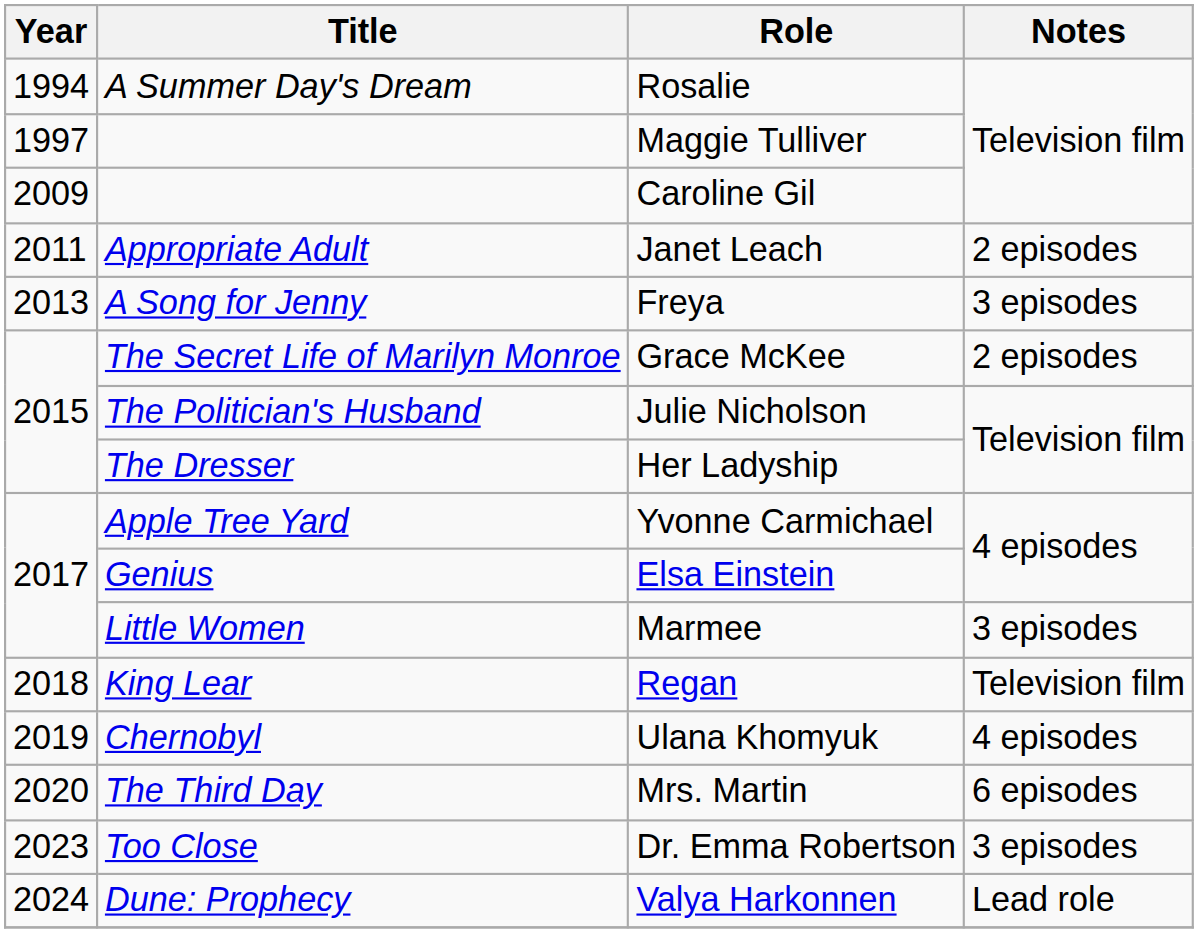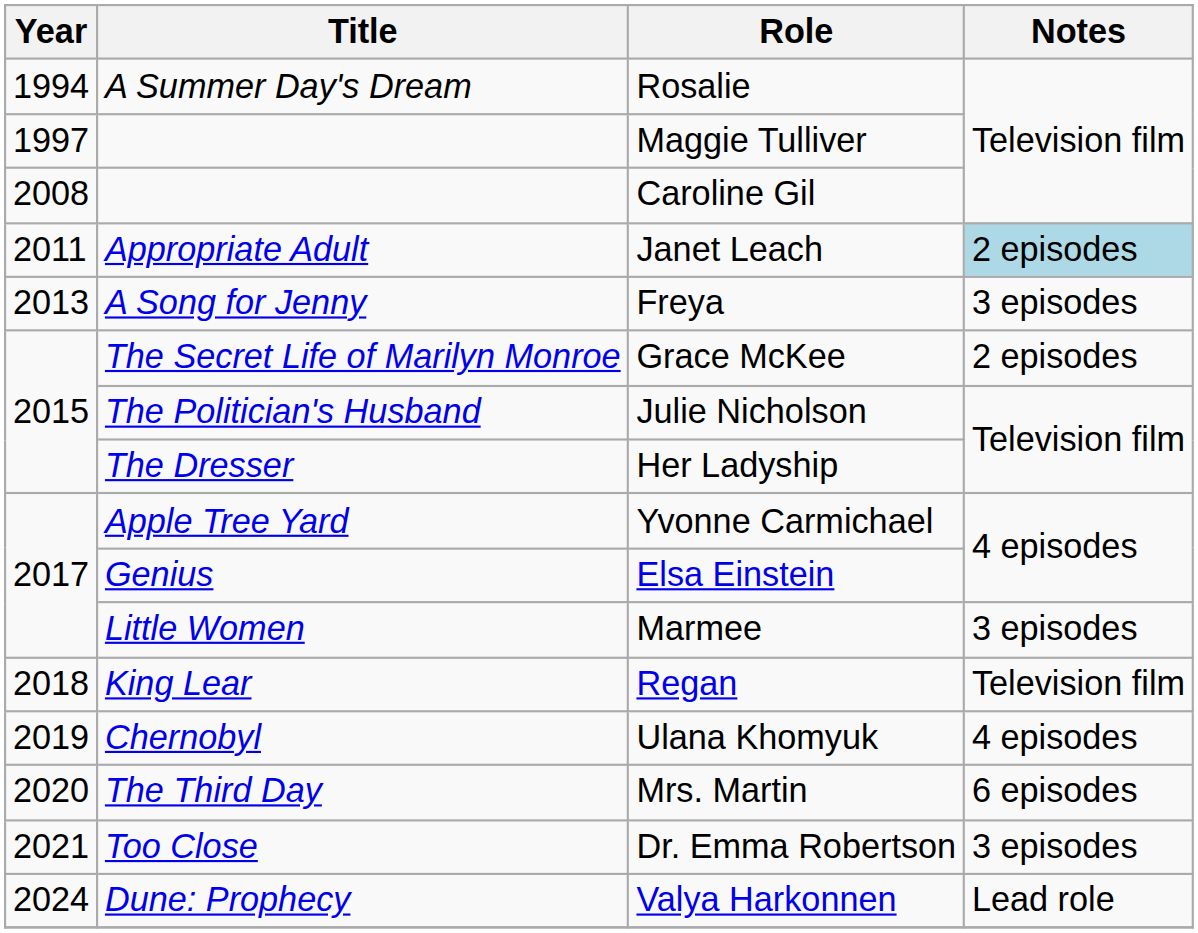(51, 194) 2009 -> (51, 194) 2008
(1055, 248) no background -> (1055, 248) lightblue background
(51, 846) 2023 -> (51, 846) 2021
